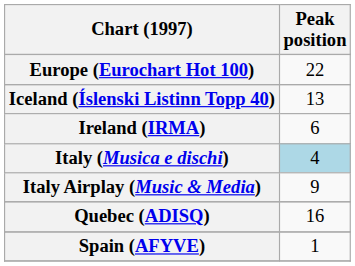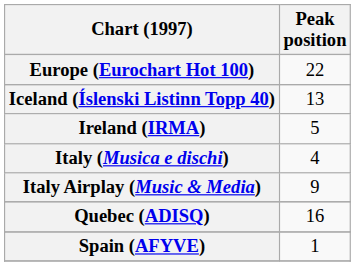(315, 128) 6 -> (315, 128) 5
(315, 157) lightblue background -> (315, 157) no background
